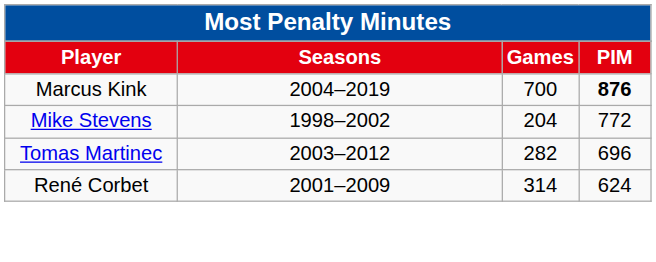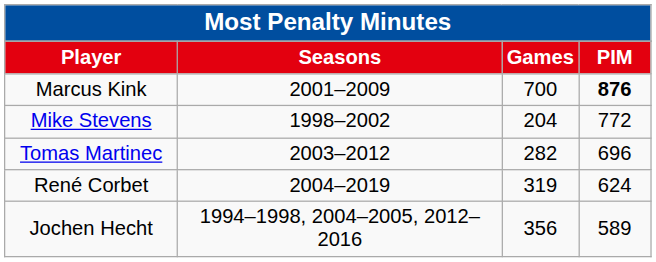(340, 89) 2004–2019 -> (340, 89) 2001–2009
(340, 185) 2001–2009 -> (340, 185) 2004–2019
(540, 185) 314 -> (540, 185) 319
+ row: (91, 228)
